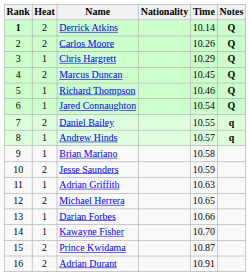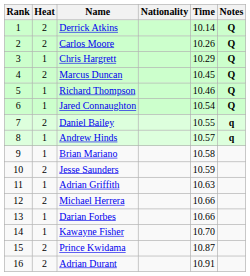(18, 28) bold -> (18, 28) normal
(204, 201) 10.65 -> (204, 201) 10.66
